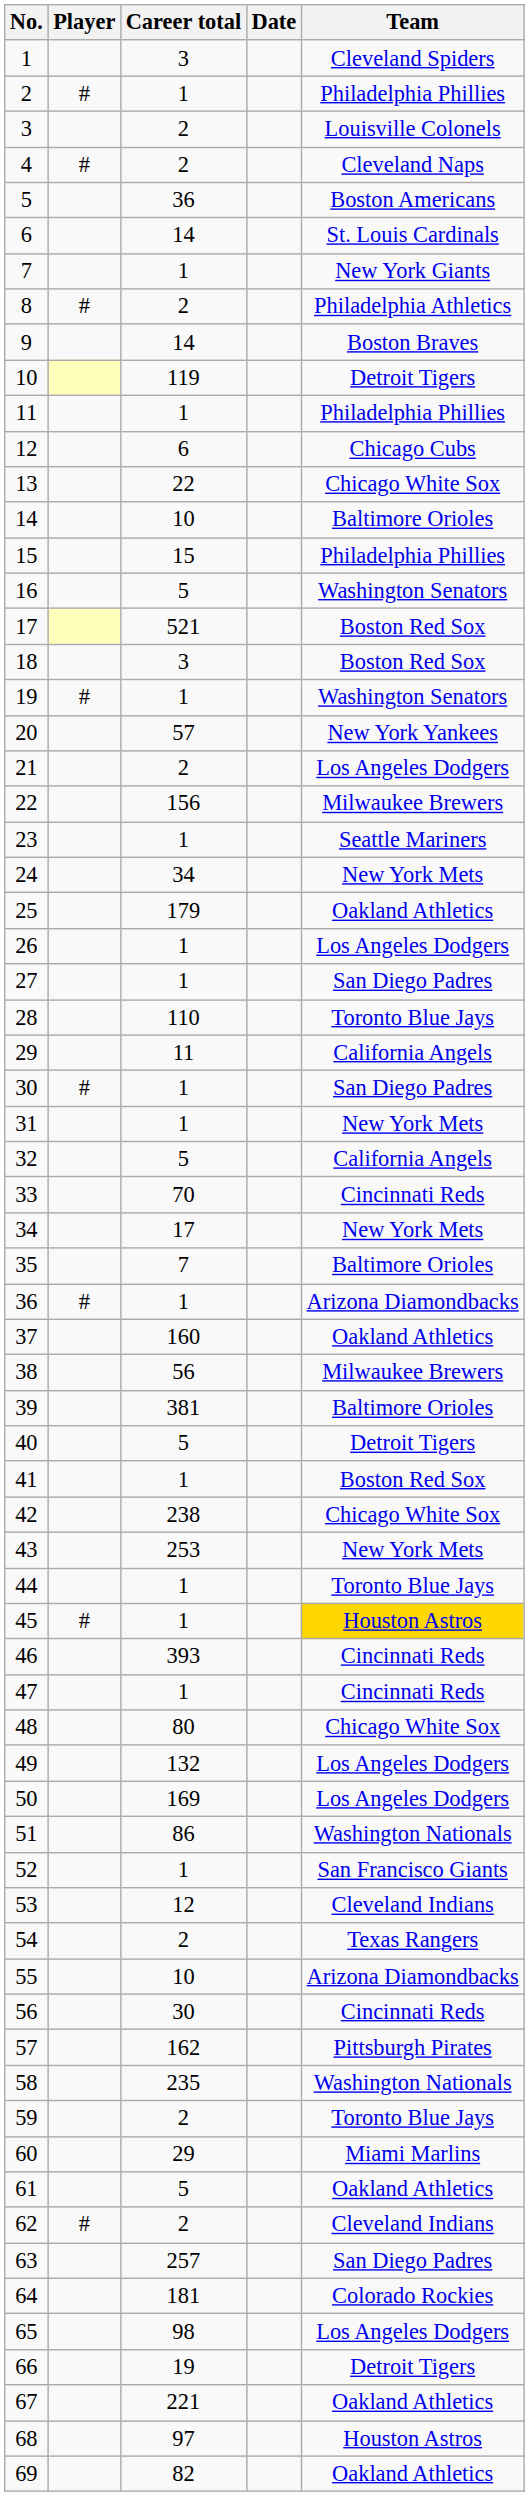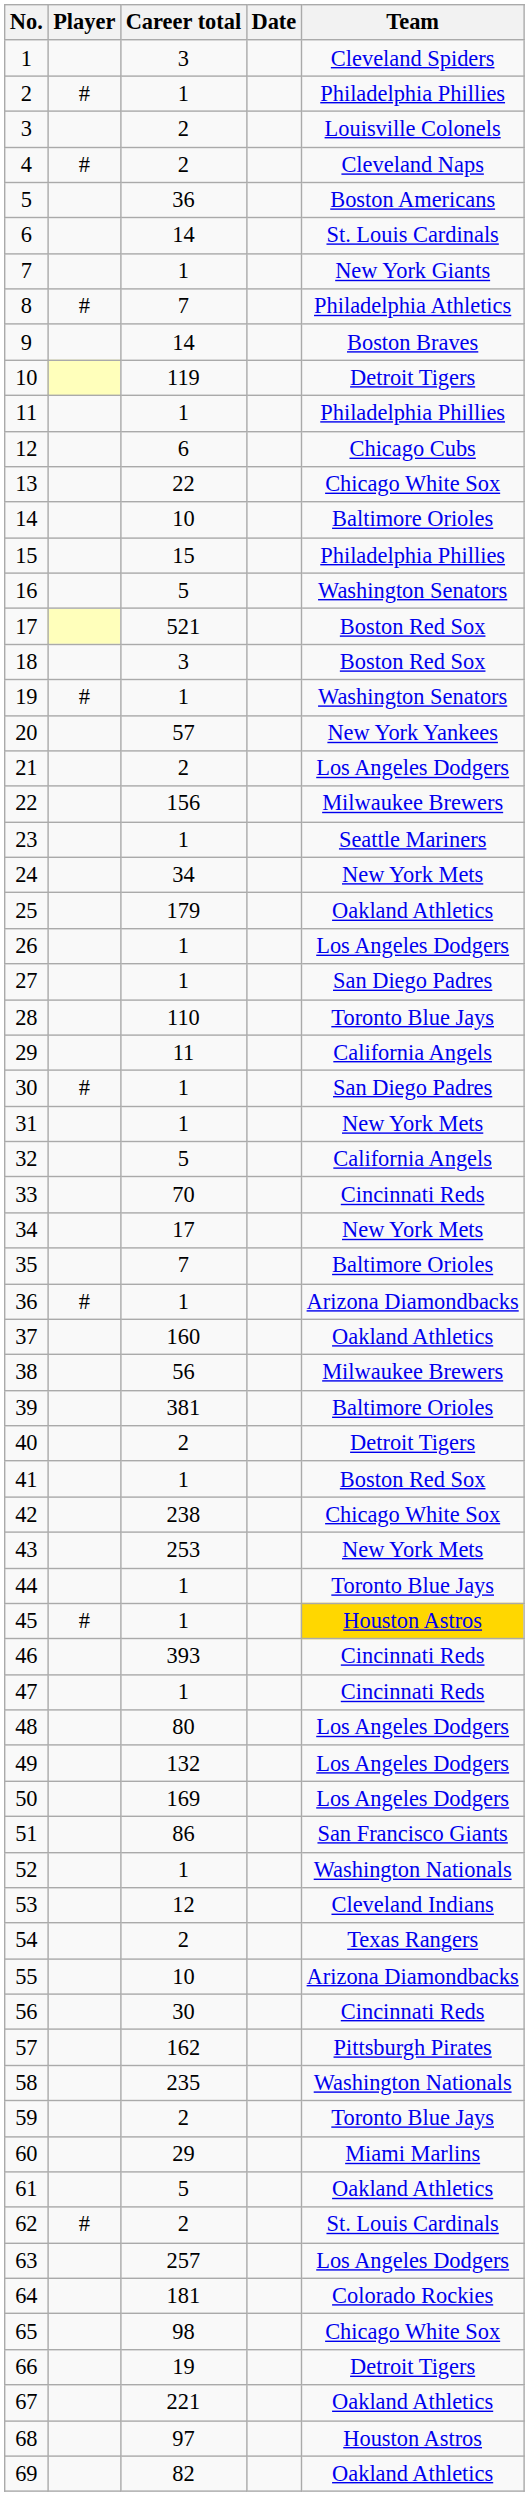(183, 306) 2 -> (183, 306) 7
(183, 1443) 5 -> (183, 1443) 2
(413, 1727) Chicago White Sox -> (413, 1727) Los Angeles Dodgers
(413, 1834) Washington Nationals -> (413, 1834) San Francisco Giants
(413, 1869) San Francisco Giants -> (413, 1869) Washington Nationals
(413, 2224) Cleveland Indians -> (413, 2224) St. Louis Cardinals
(413, 2260) San Diego Padres -> (413, 2260) Los Angeles Dodgers
(413, 2331) Los Angeles Dodgers -> (413, 2331) Chicago White Sox
